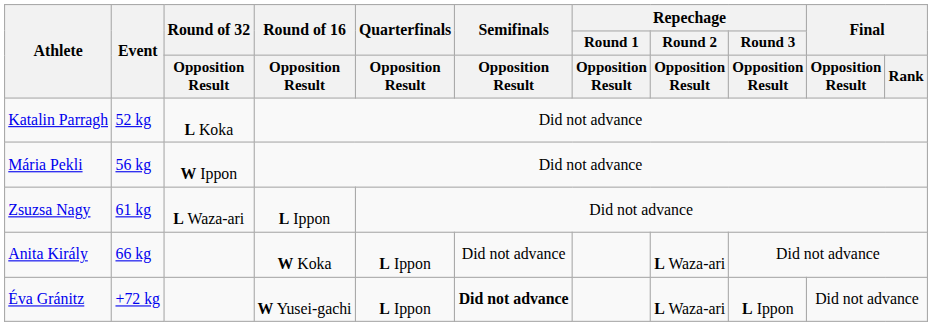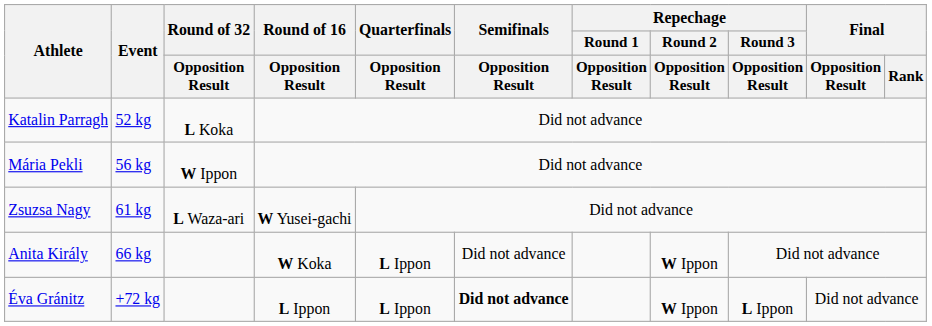(305, 219) L Ippon -> (305, 219) W Yusei-gachi
(690, 264) L Waza-ari -> (689, 264) W Ippon
(305, 309) W Yusei-gachi -> (305, 309) L Ippon
(690, 309) L Waza-ari -> (689, 309) W Ippon
